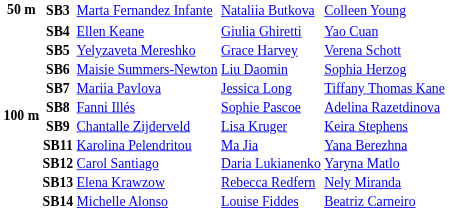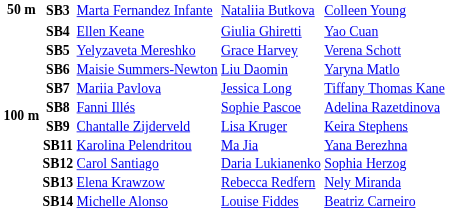(365, 69) Sophia Herzog -> (362, 69) Yaryna Matlo
(362, 164) Yaryna Matlo -> (365, 164) Sophia Herzog
